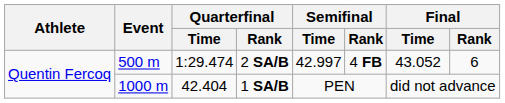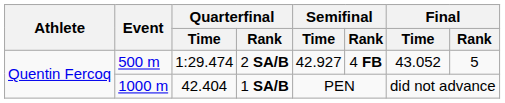(319, 63) 42.997 -> (319, 63) 42.927
(474, 63) 6 -> (474, 63) 5
